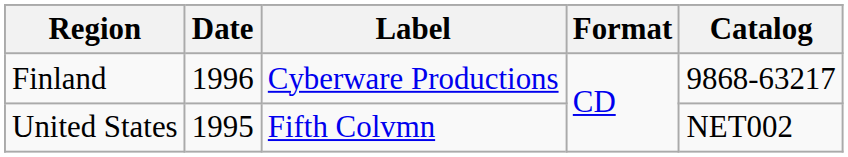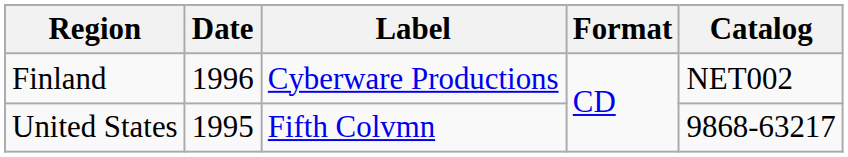(761, 77) 9868-63217 -> (740, 77) NET002
(740, 126) NET002 -> (761, 126) 9868-63217
